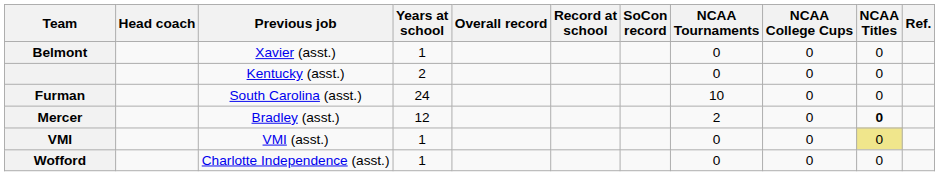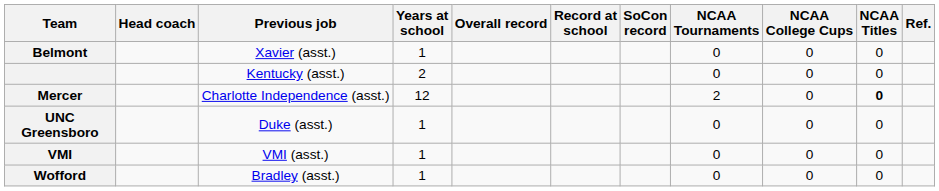- row: (60, 96)
(296, 117) Bradley (asst.) -> (296, 96) Charlotte Independence (asst.)
+ row: (60, 125)
(879, 139) khaki background -> (879, 154) no background
(296, 161) Charlotte Independence (asst.) -> (296, 176) Bradley (asst.)
